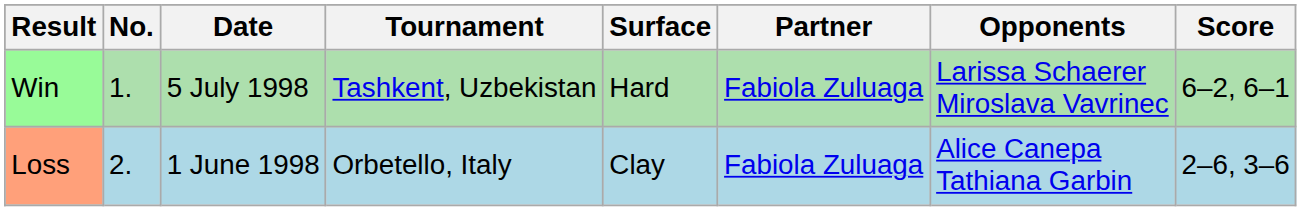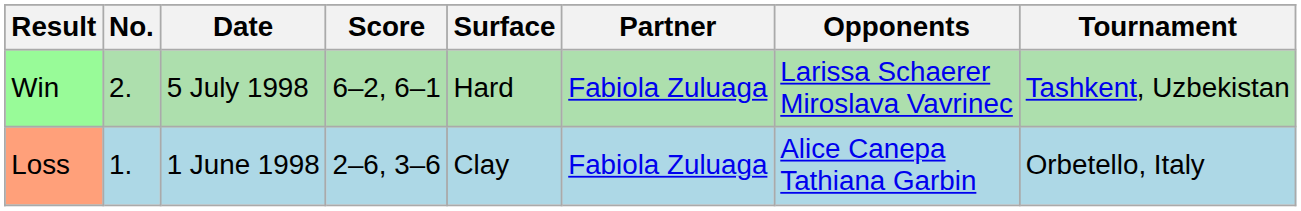columns swapped: (464, 26) <-> (1236, 26)
(121, 87) 1. -> (121, 87) 2.
(121, 165) 2. -> (121, 165) 1.
